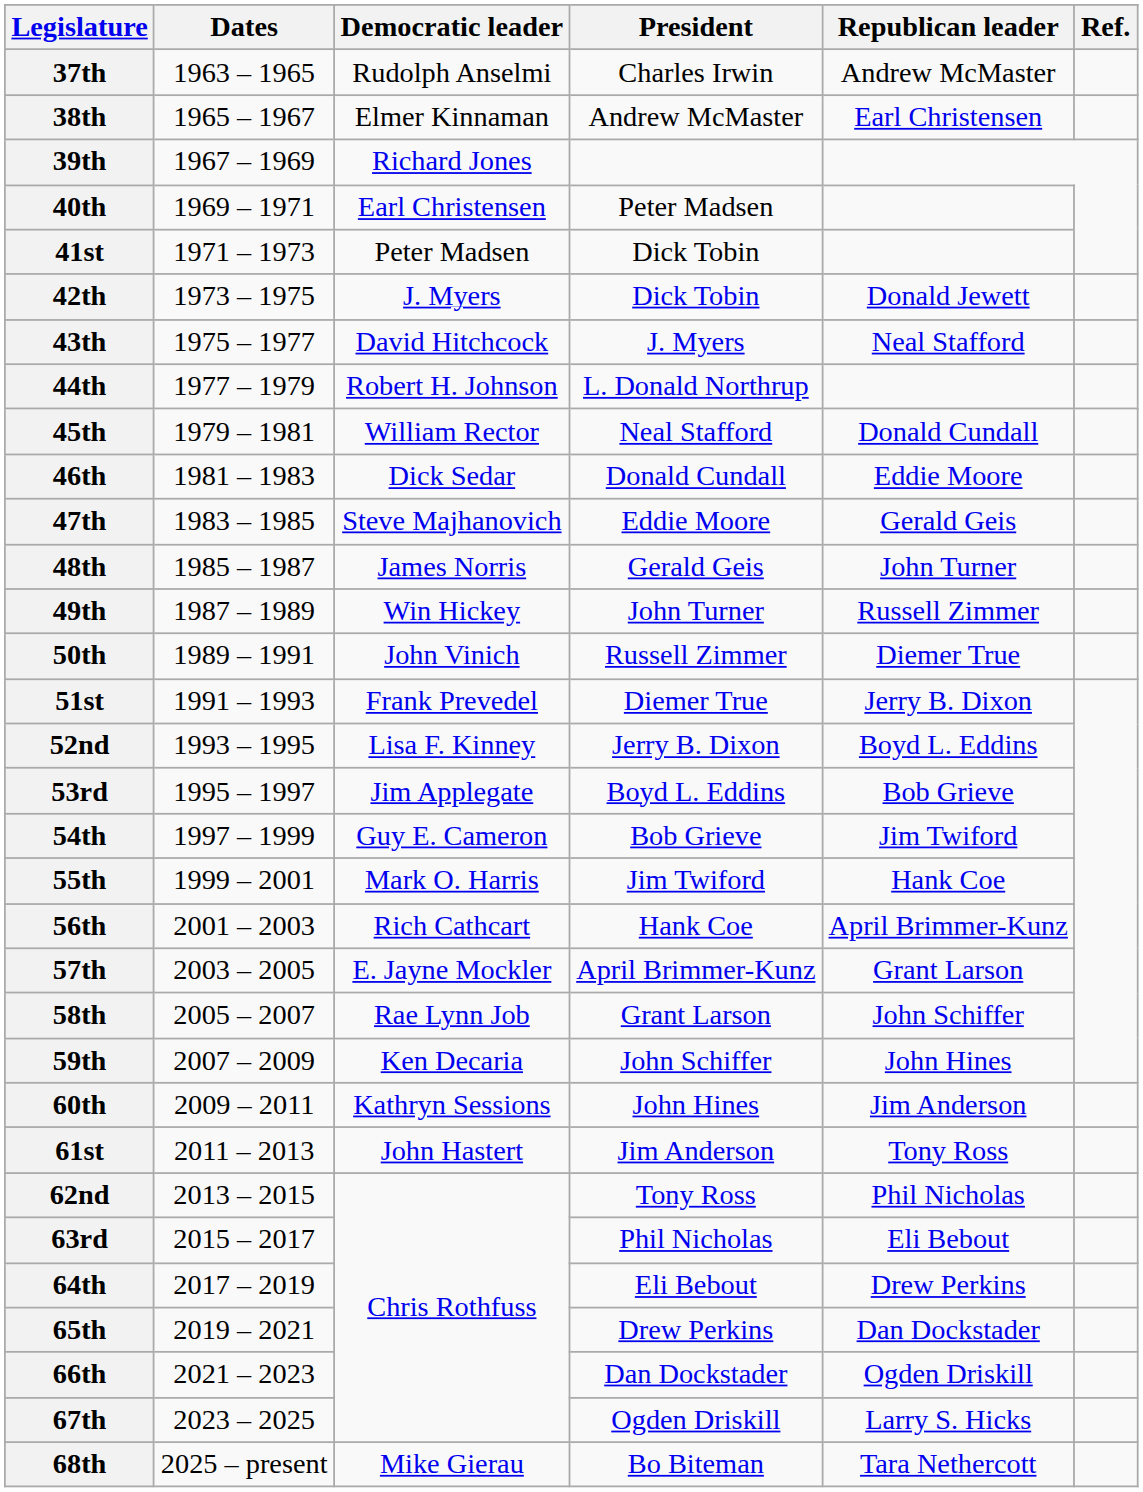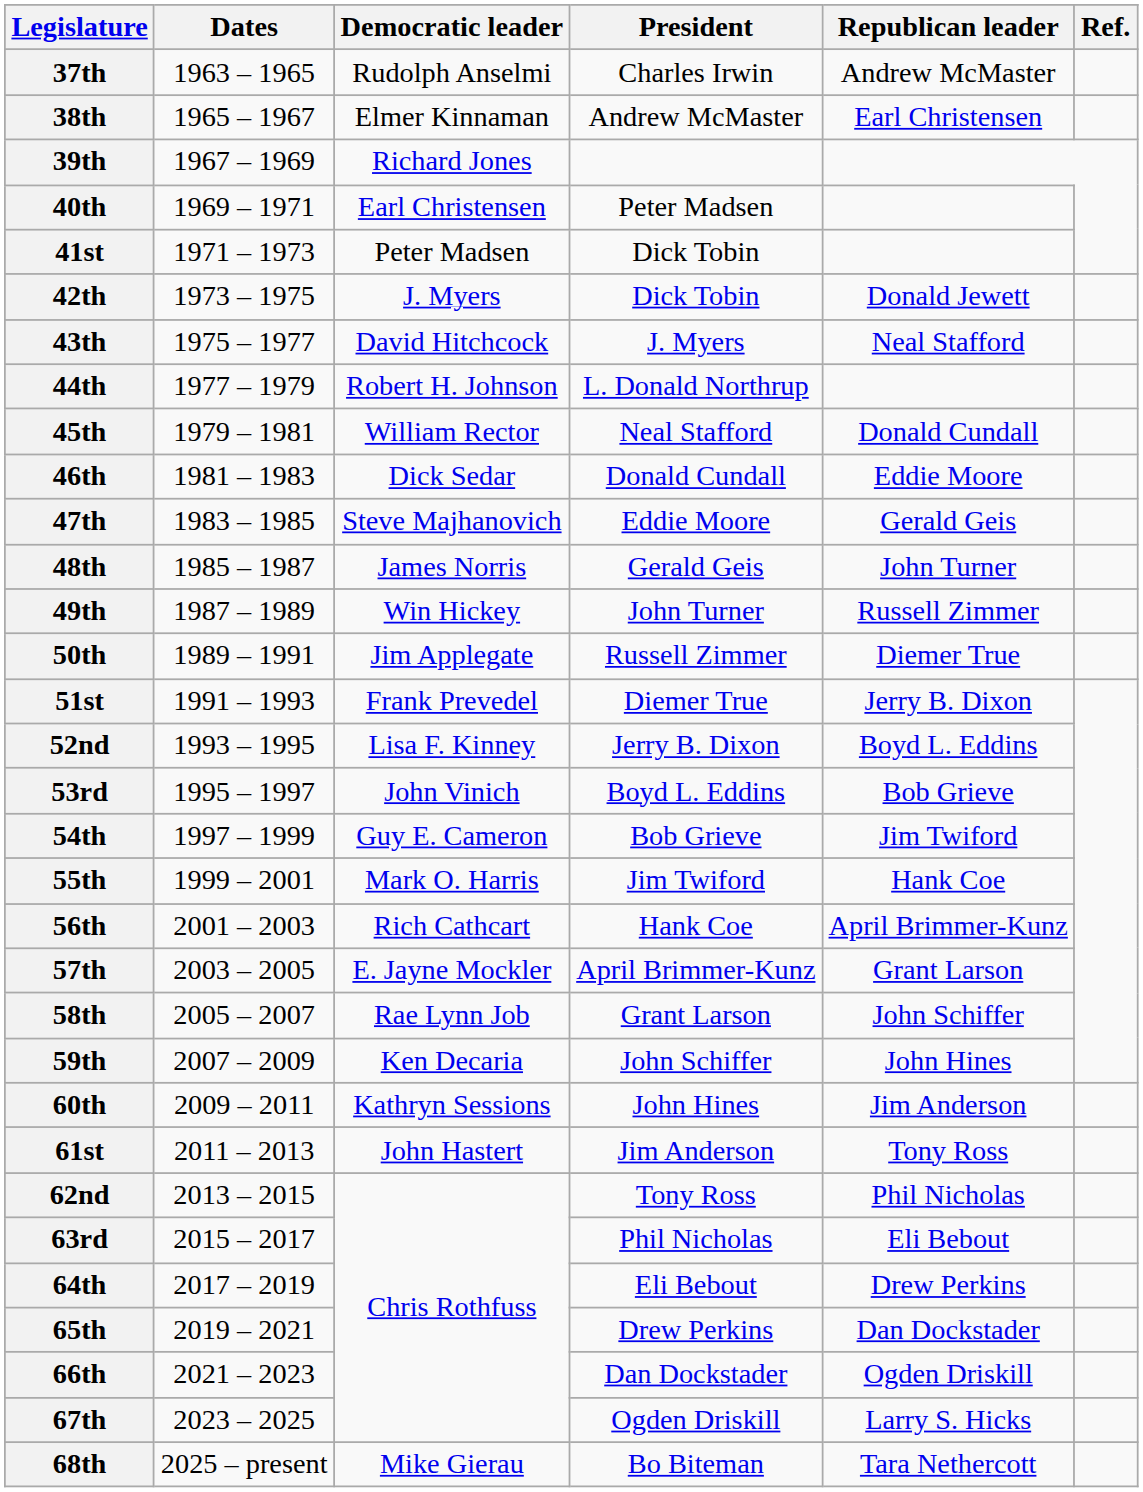(452, 655) John Vinich -> (452, 655) Jim Applegate
(452, 790) Jim Applegate -> (452, 790) John Vinich
